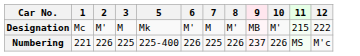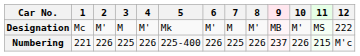+ column: (148, 12)
(300, 28) 215 -> (319, 28) MS
(298, 43) MS -> (322, 43) 215
